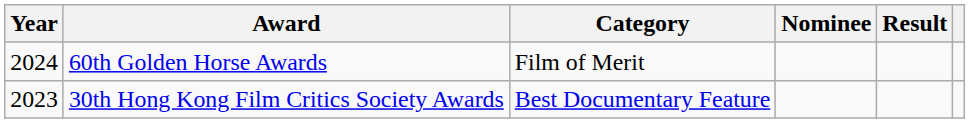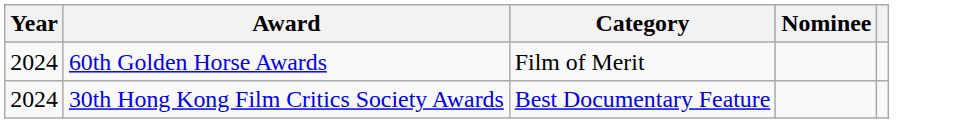- column: (915, 23)
(34, 99) 2023 -> (34, 99) 2024
